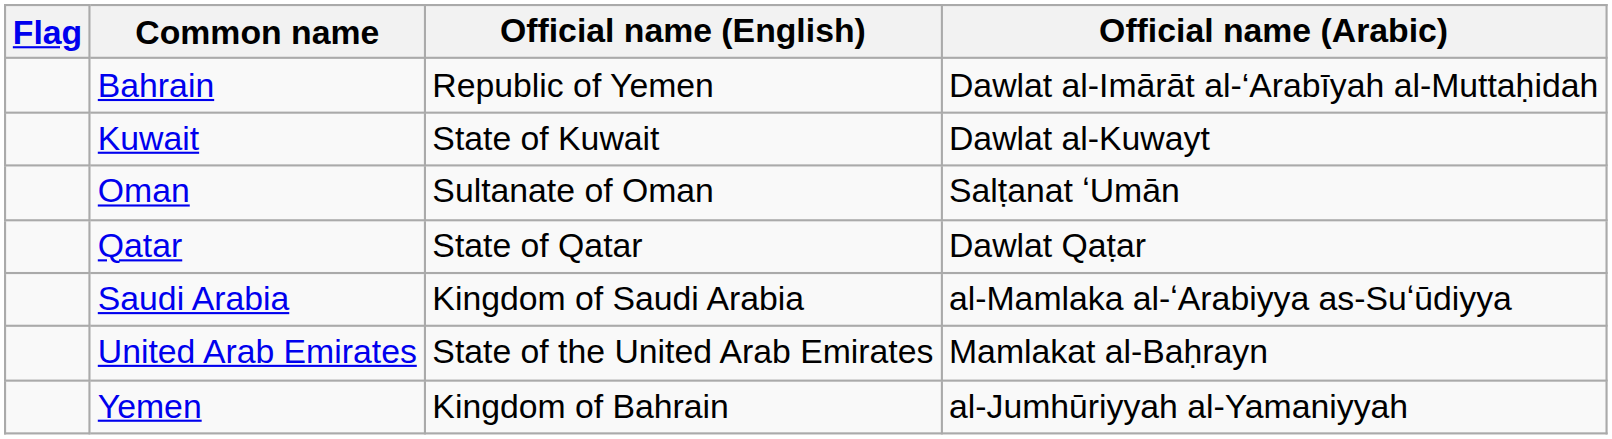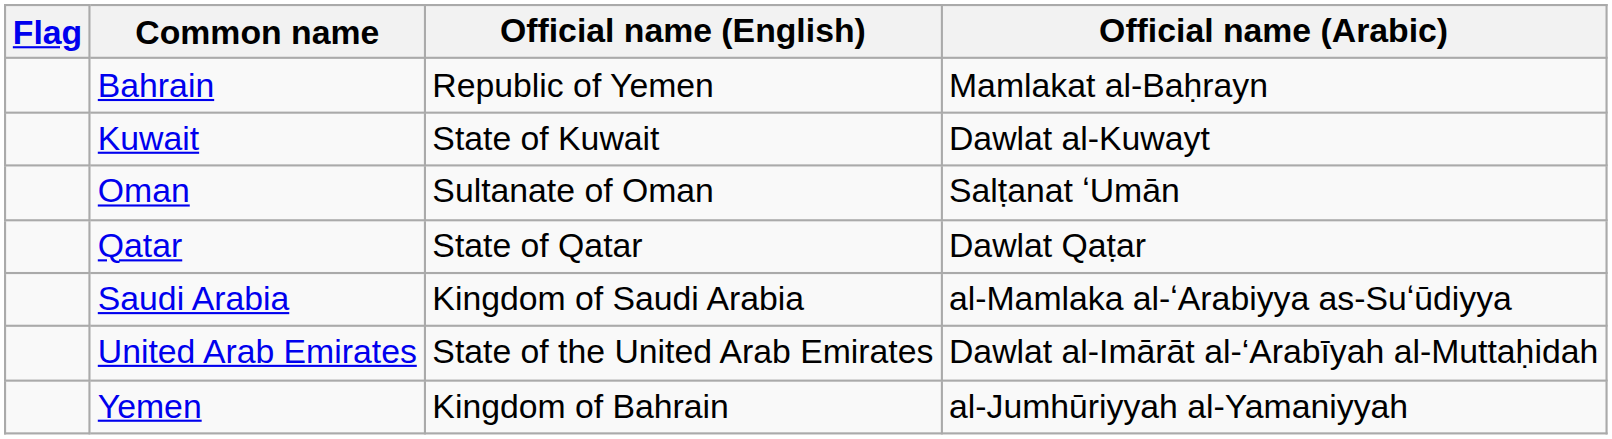(1274, 84) Dawlat al-Imārāt al-‘Arabīyah al-Muttaḥidah -> (1108, 84) Mamlakat al-Baḥrayn
(1108, 352) Mamlakat al-Baḥrayn -> (1274, 352) Dawlat al-Imārāt al-‘Arabīyah al-Muttaḥidah
